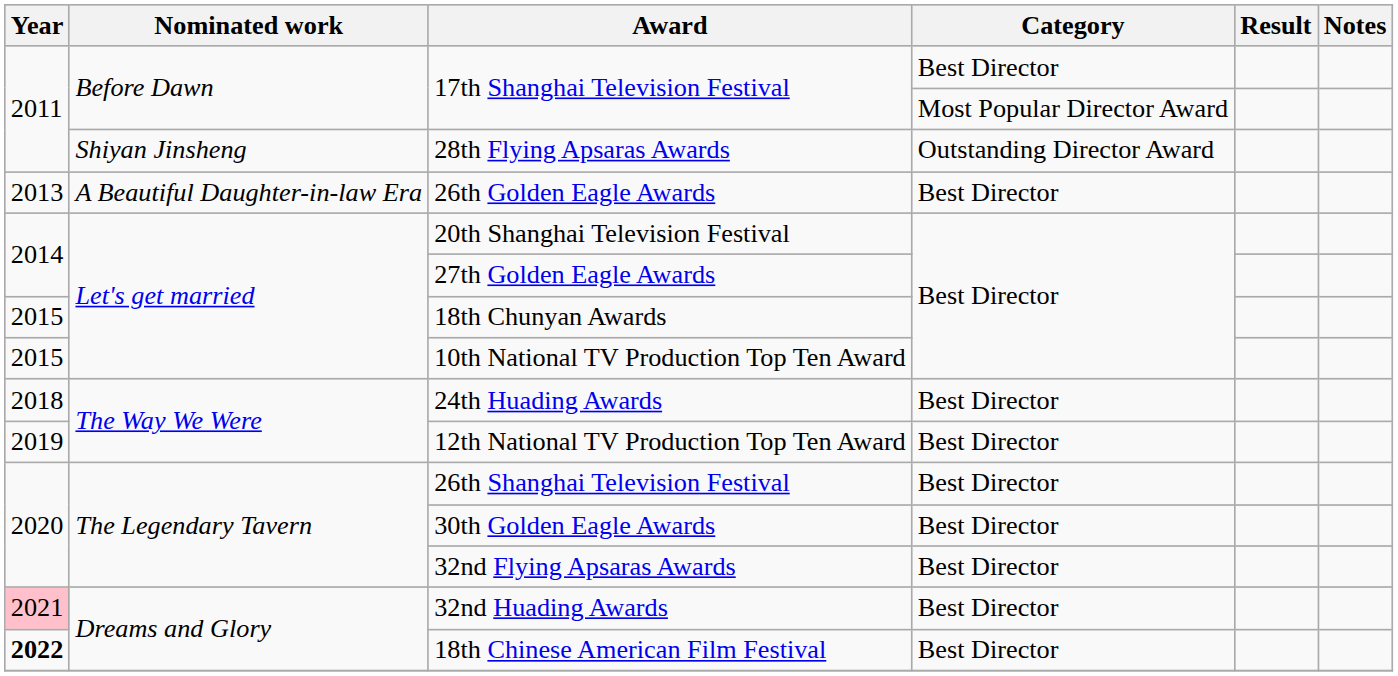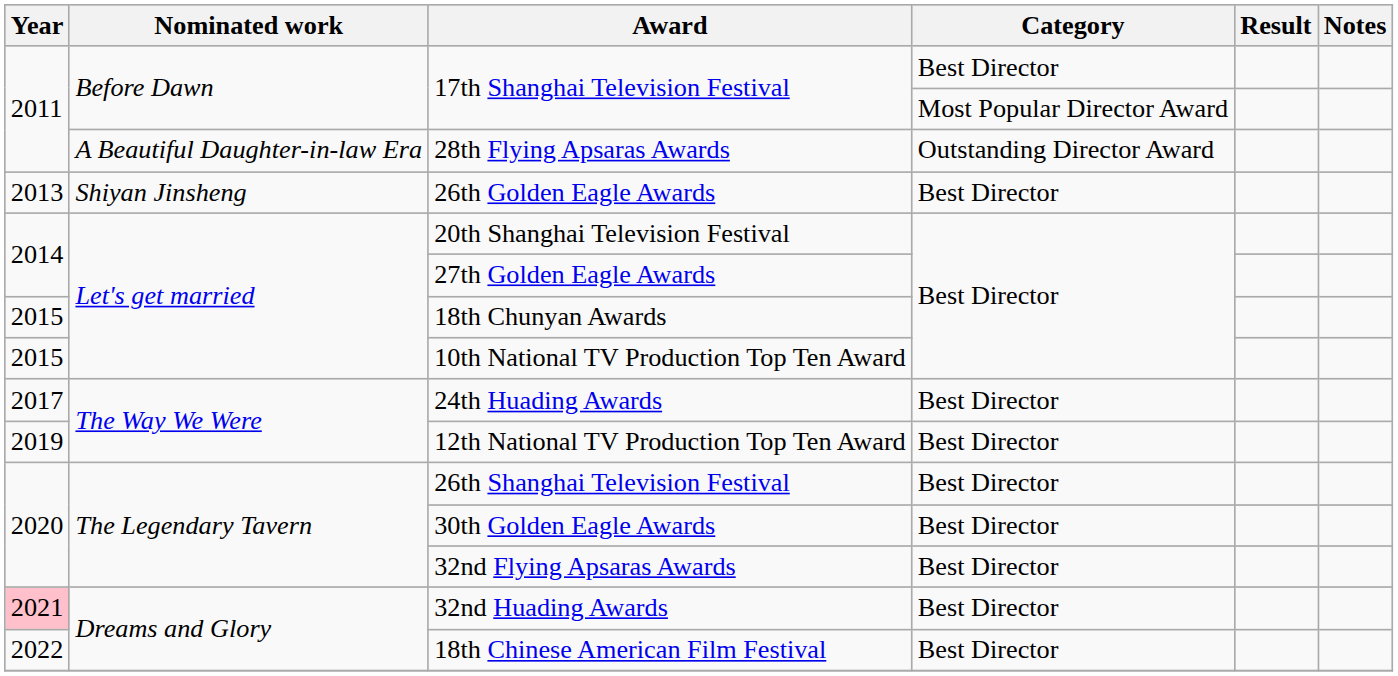(161, 150) Shiyan Jinsheng -> (249, 150) A Beautiful Daughter-in-law Era
(249, 191) A Beautiful Daughter-in-law Era -> (161, 191) Shiyan Jinsheng
(37, 399) 2018 -> (37, 399) 2017
(37, 649) bold -> (37, 649) normal
